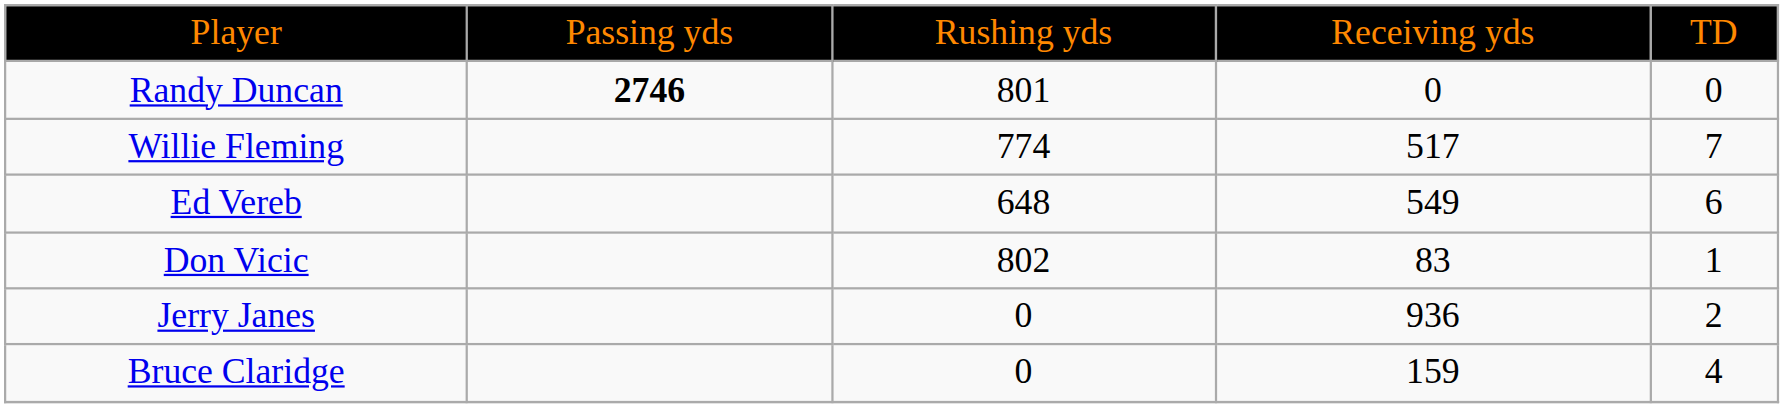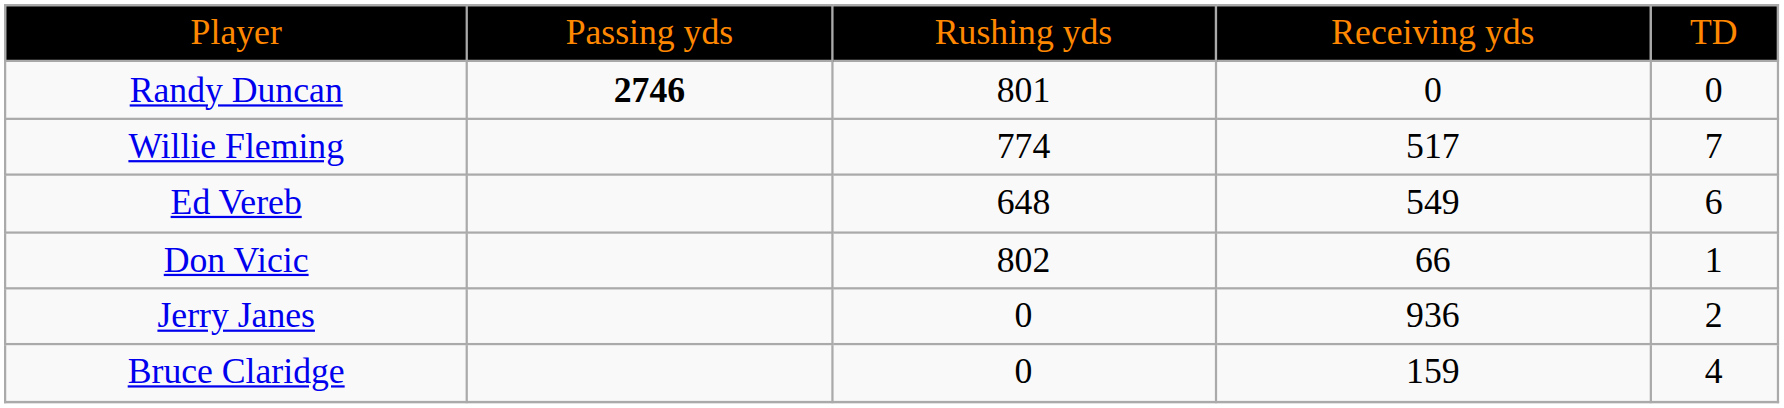(1433, 259) 83 -> (1433, 259) 66
